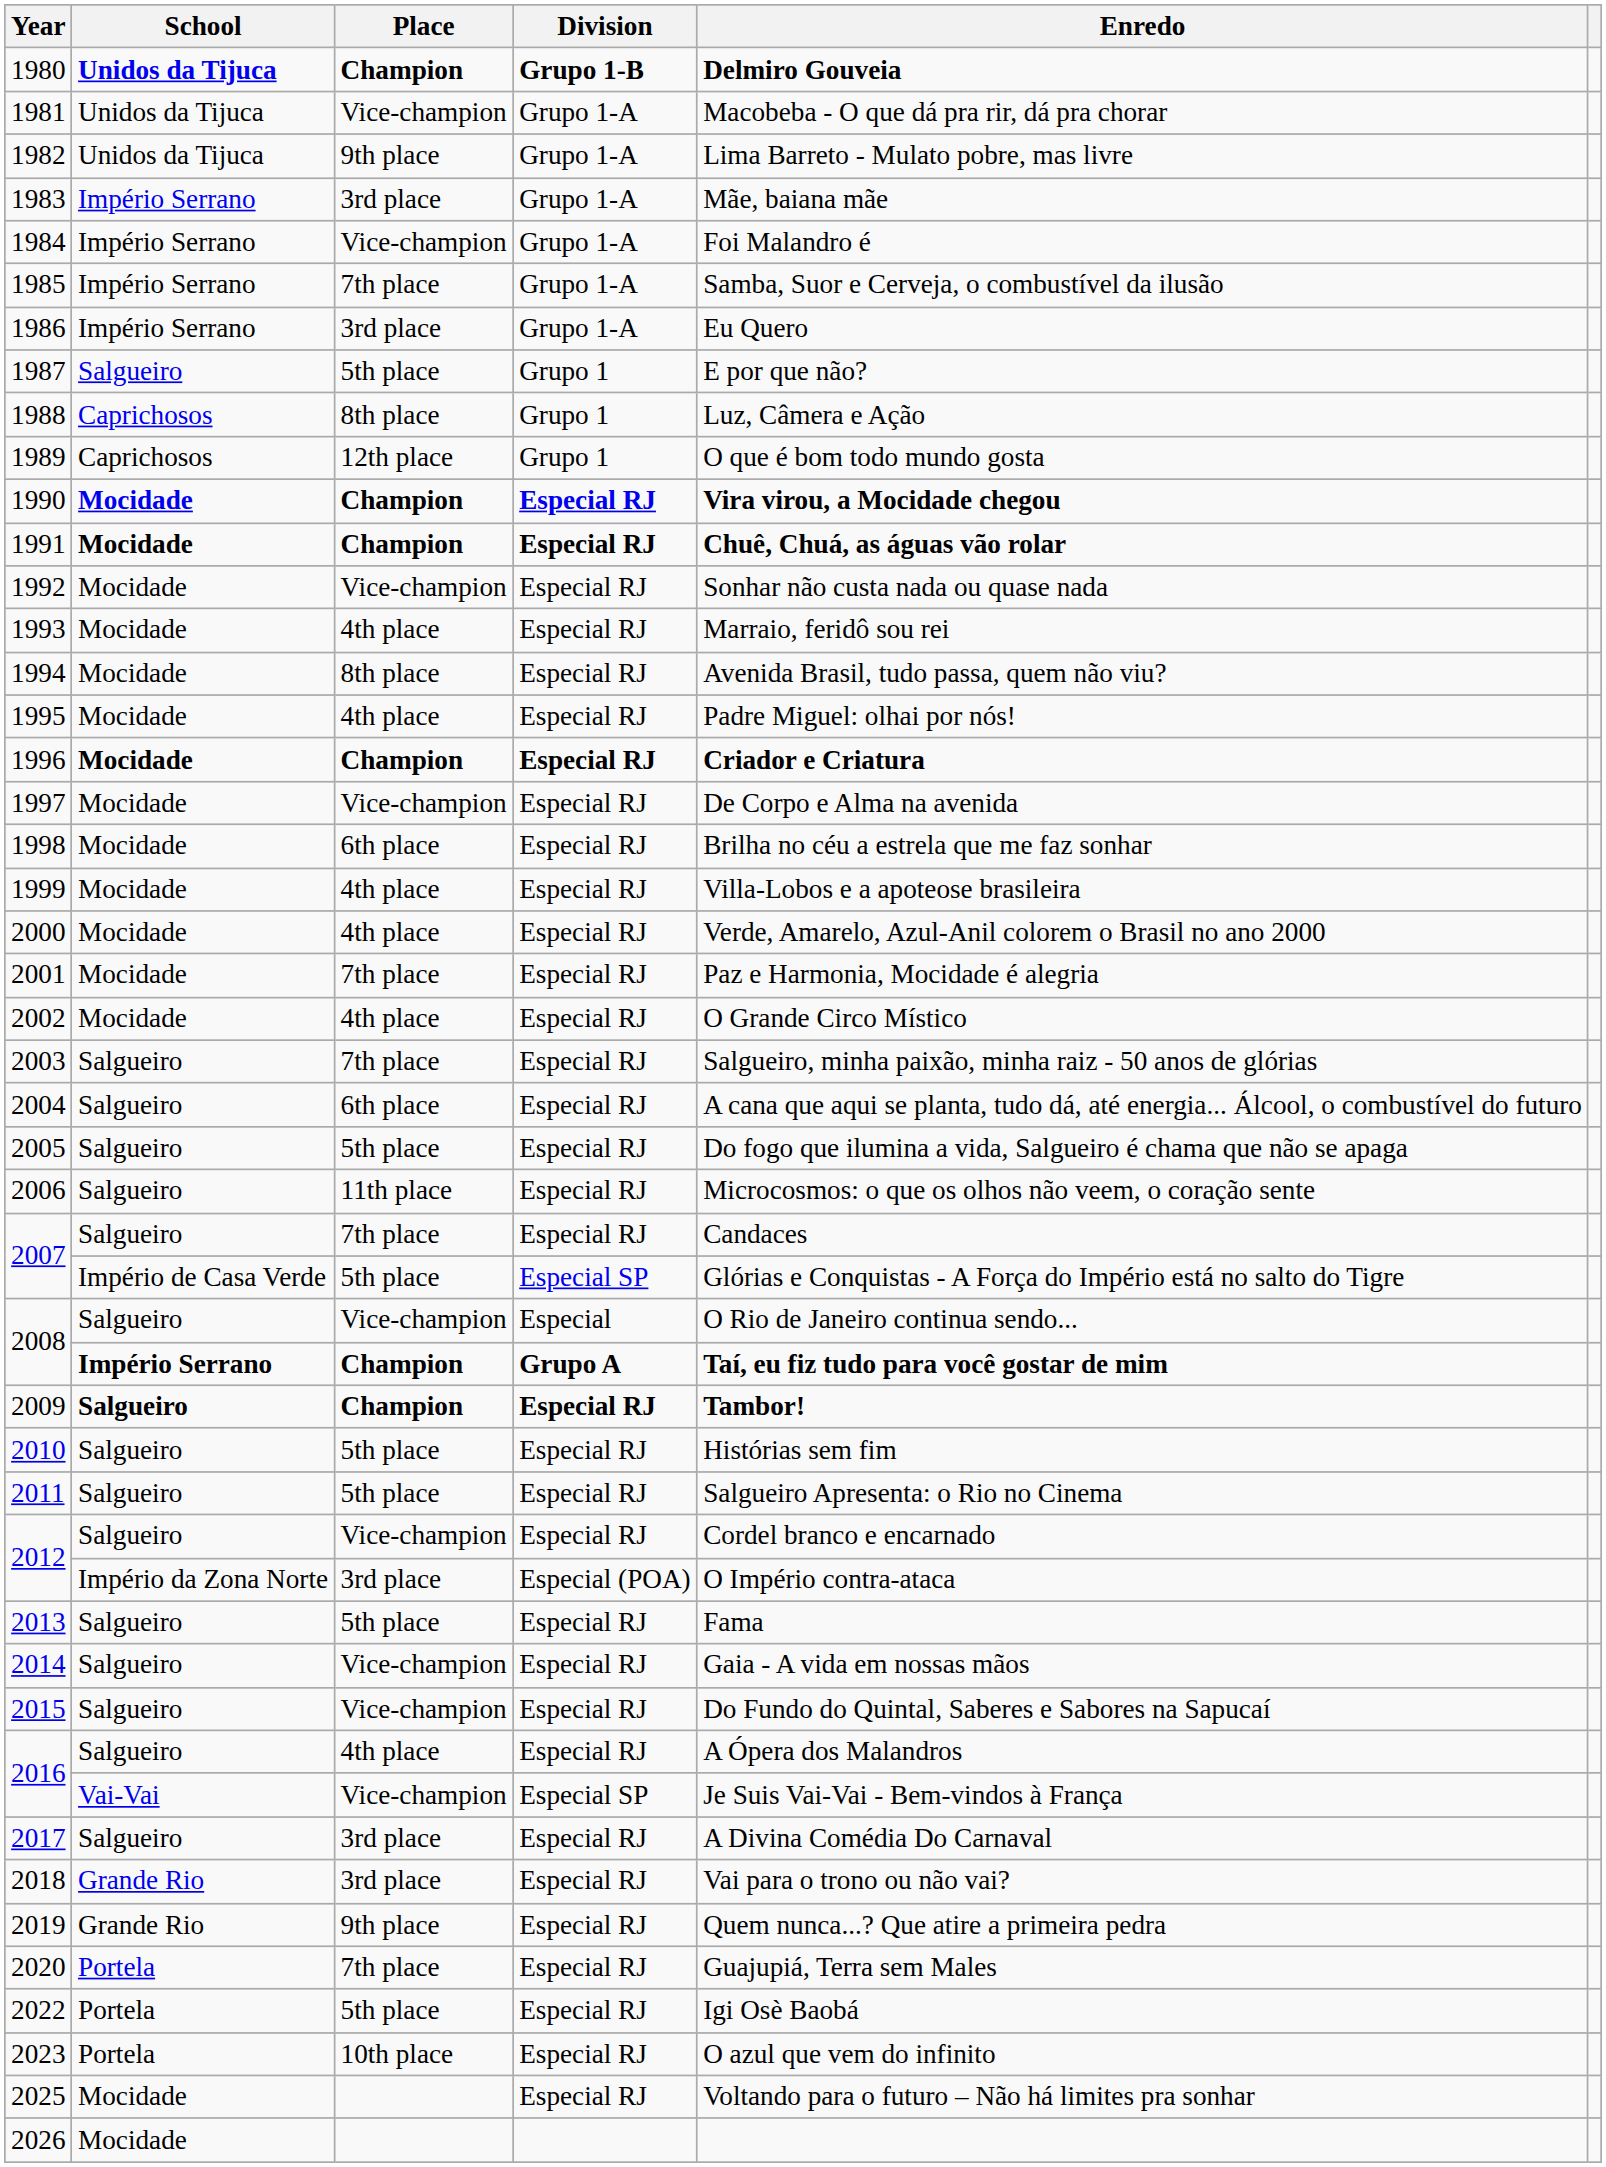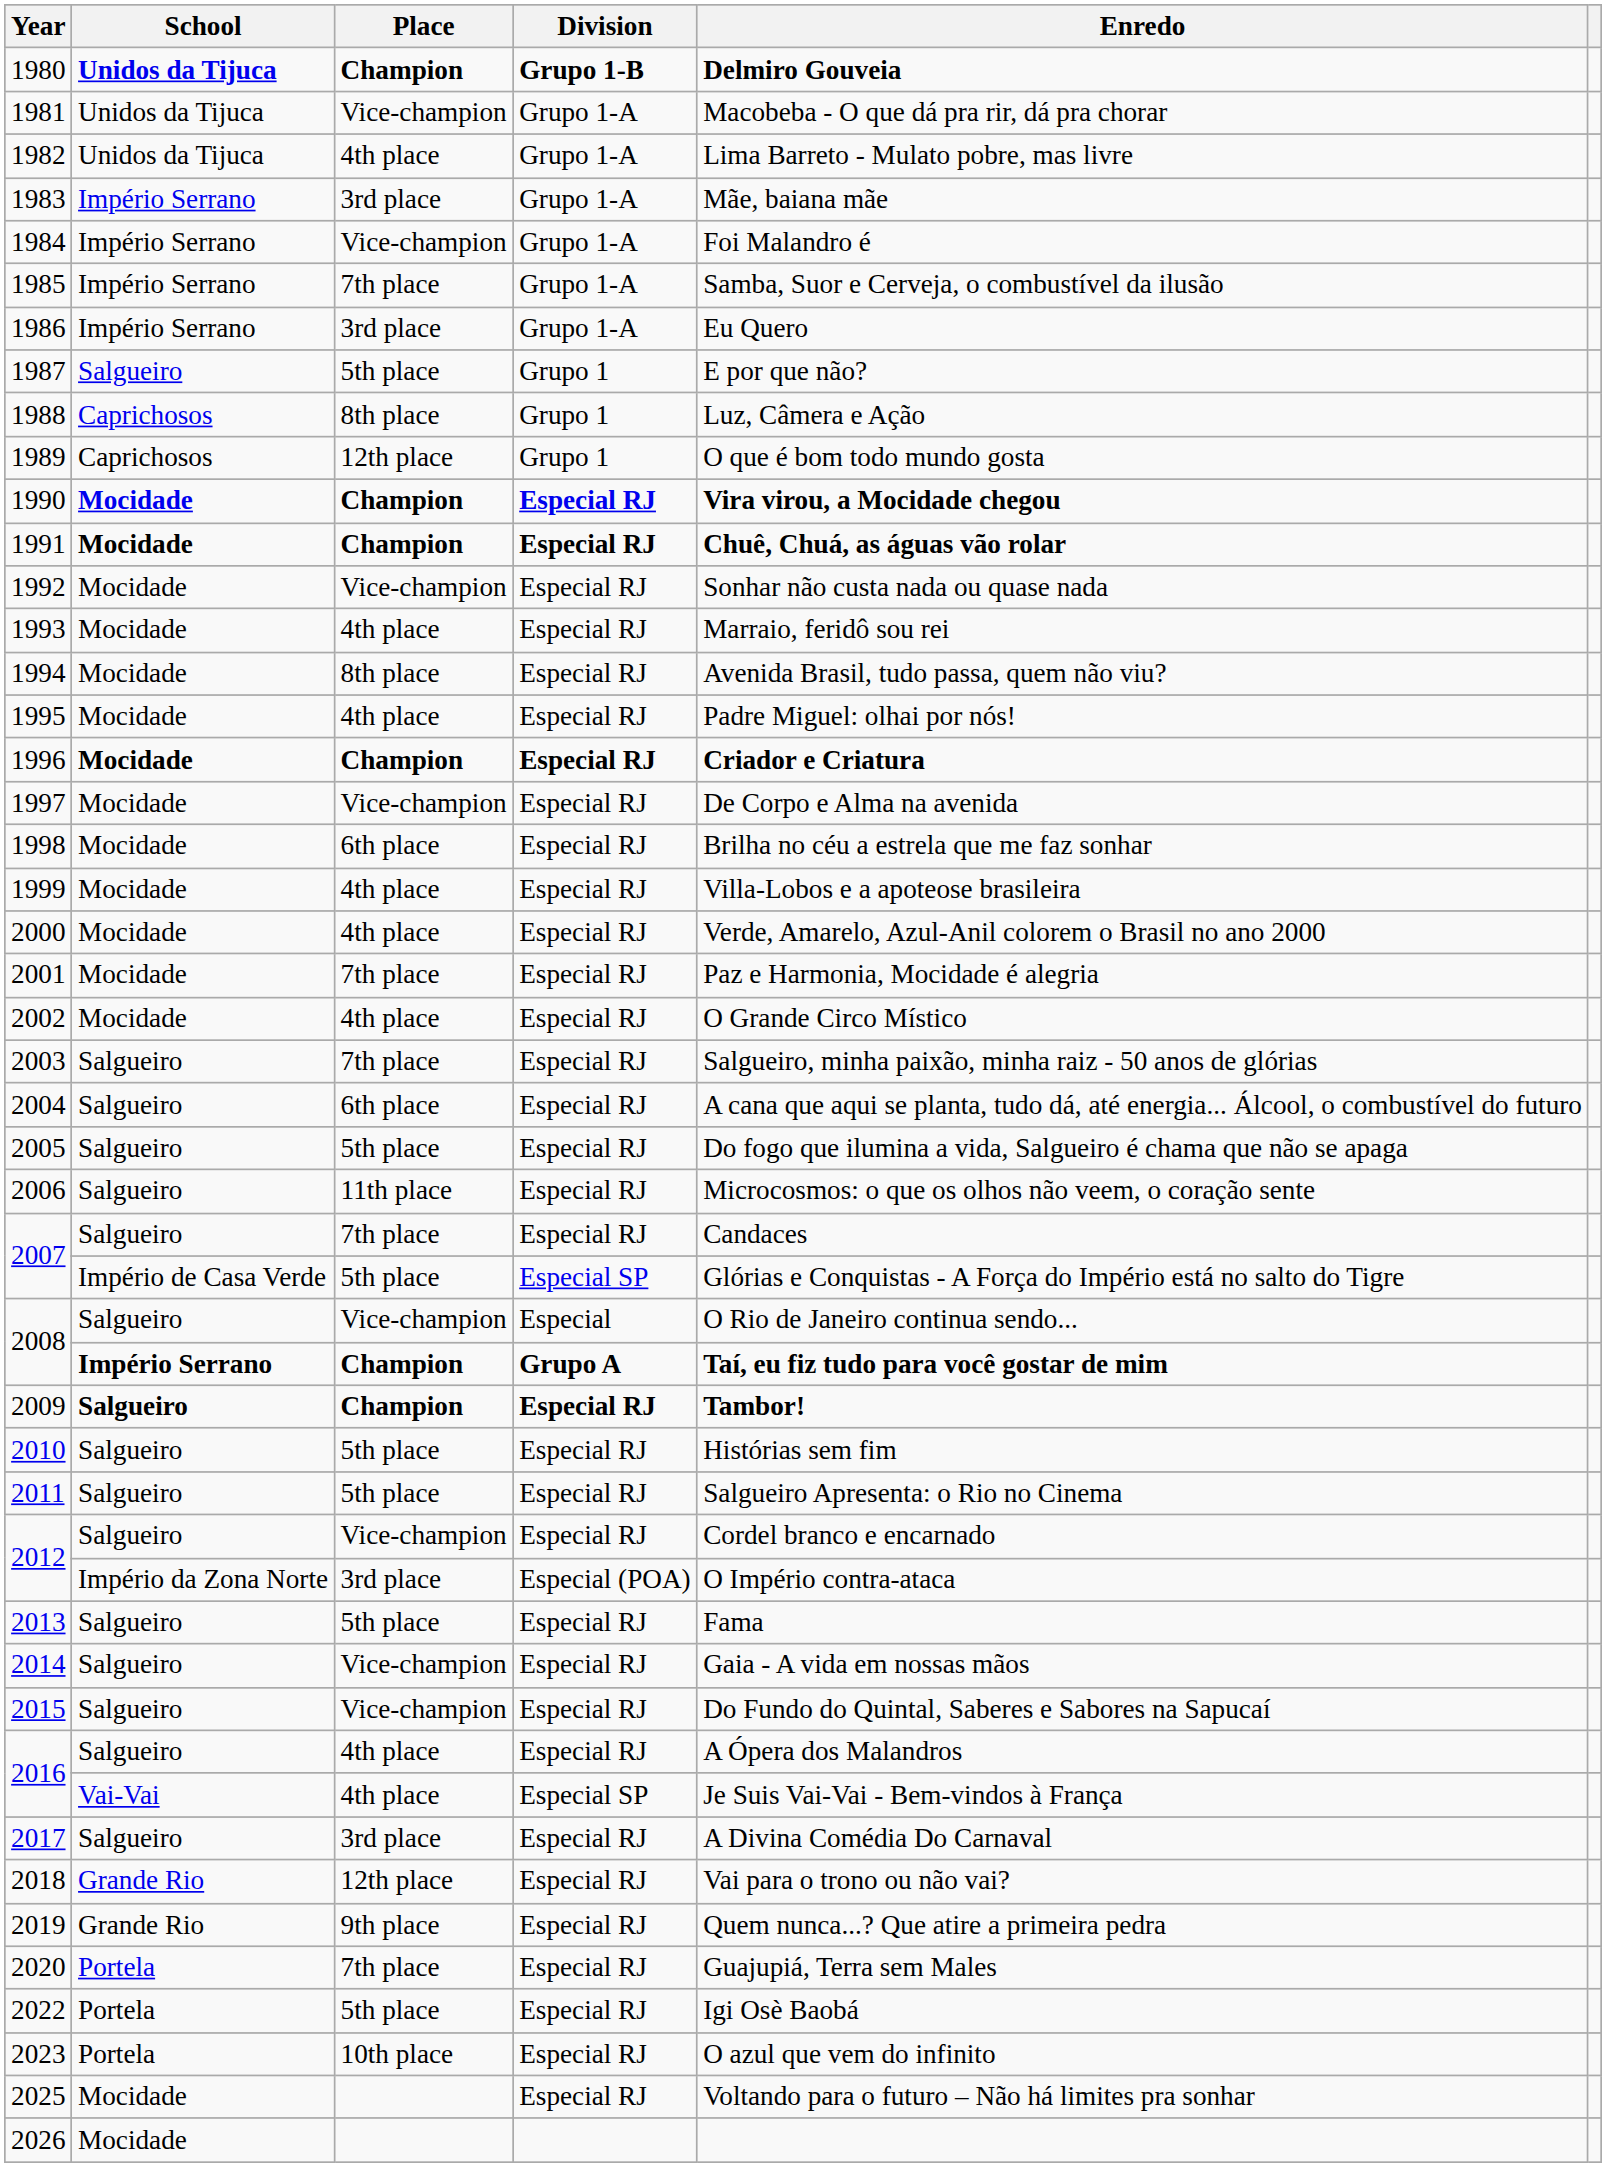(390, 155) 9th place -> (390, 155) 4th place
(424, 1794) Vice-champion -> (390, 1794) 4th place
(391, 1880) 3rd place -> (397, 1880) 12th place
